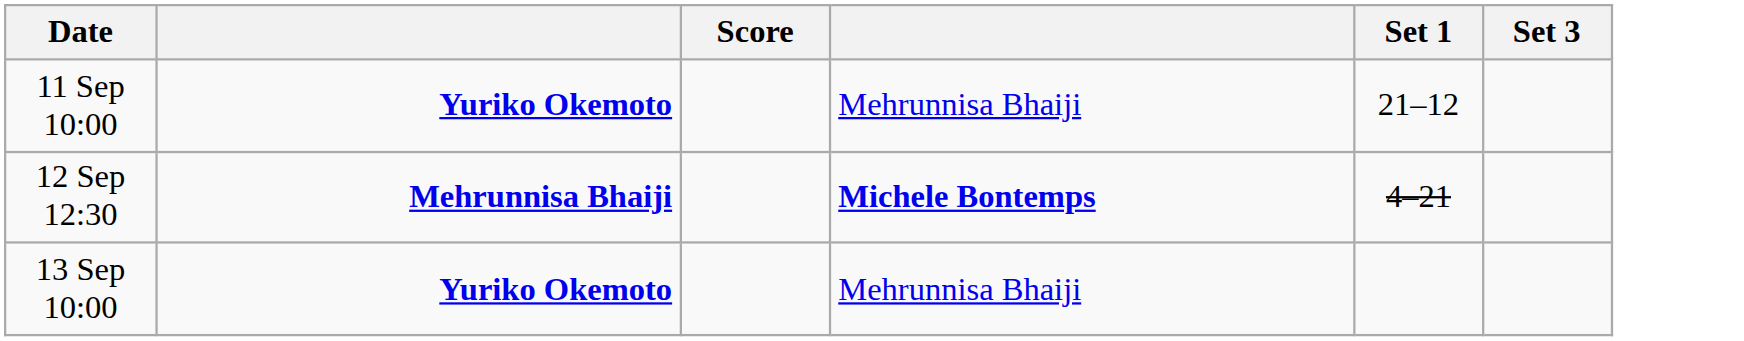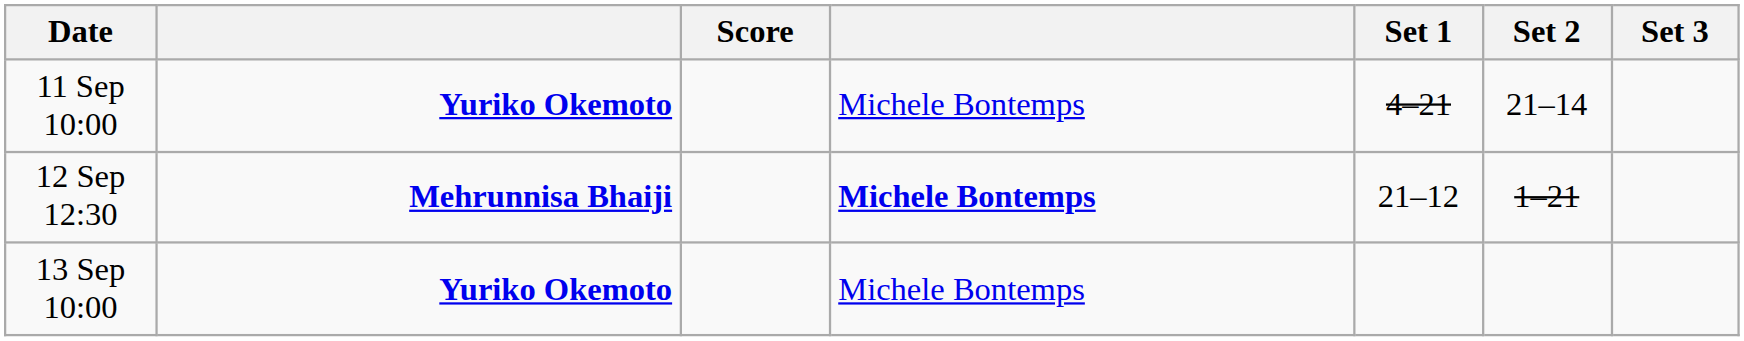+ column: (1547, 31)
(960, 104) Mehrunnisa Bhaiji -> (962, 104) Michele Bontemps
(1418, 104) 21–12 -> (1418, 104) 4–21
(1418, 196) 4–21 -> (1418, 196) 21–12
(960, 288) Mehrunnisa Bhaiji -> (962, 288) Michele Bontemps
